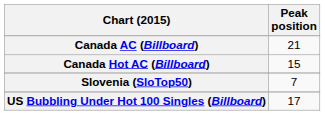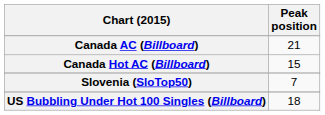(294, 100) 17 -> (294, 100) 18
